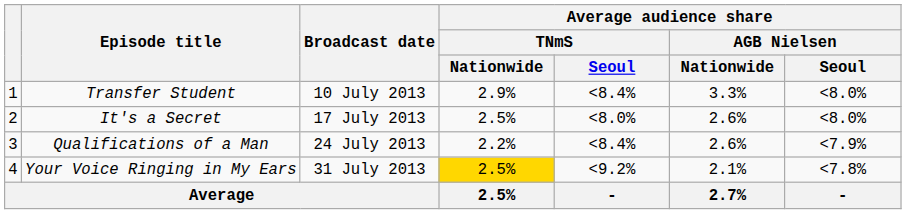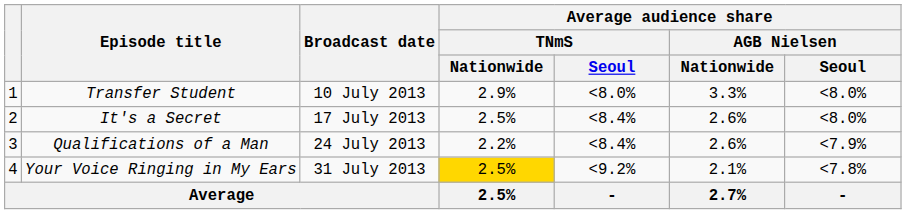(612, 94) <8.4% -> (612, 94) <8.0%
(612, 119) <8.0% -> (612, 119) <8.4%
